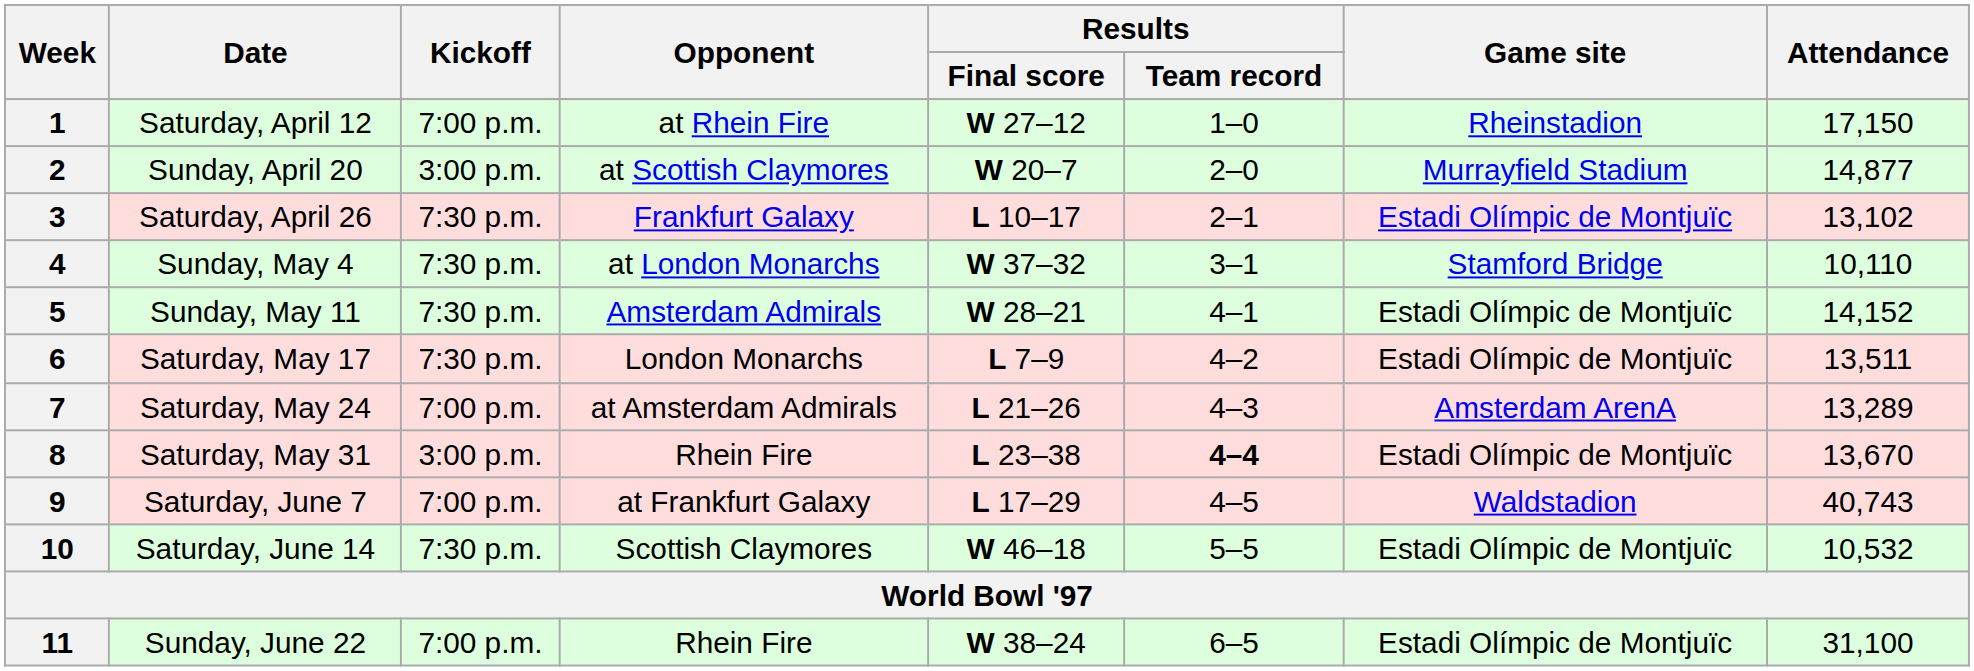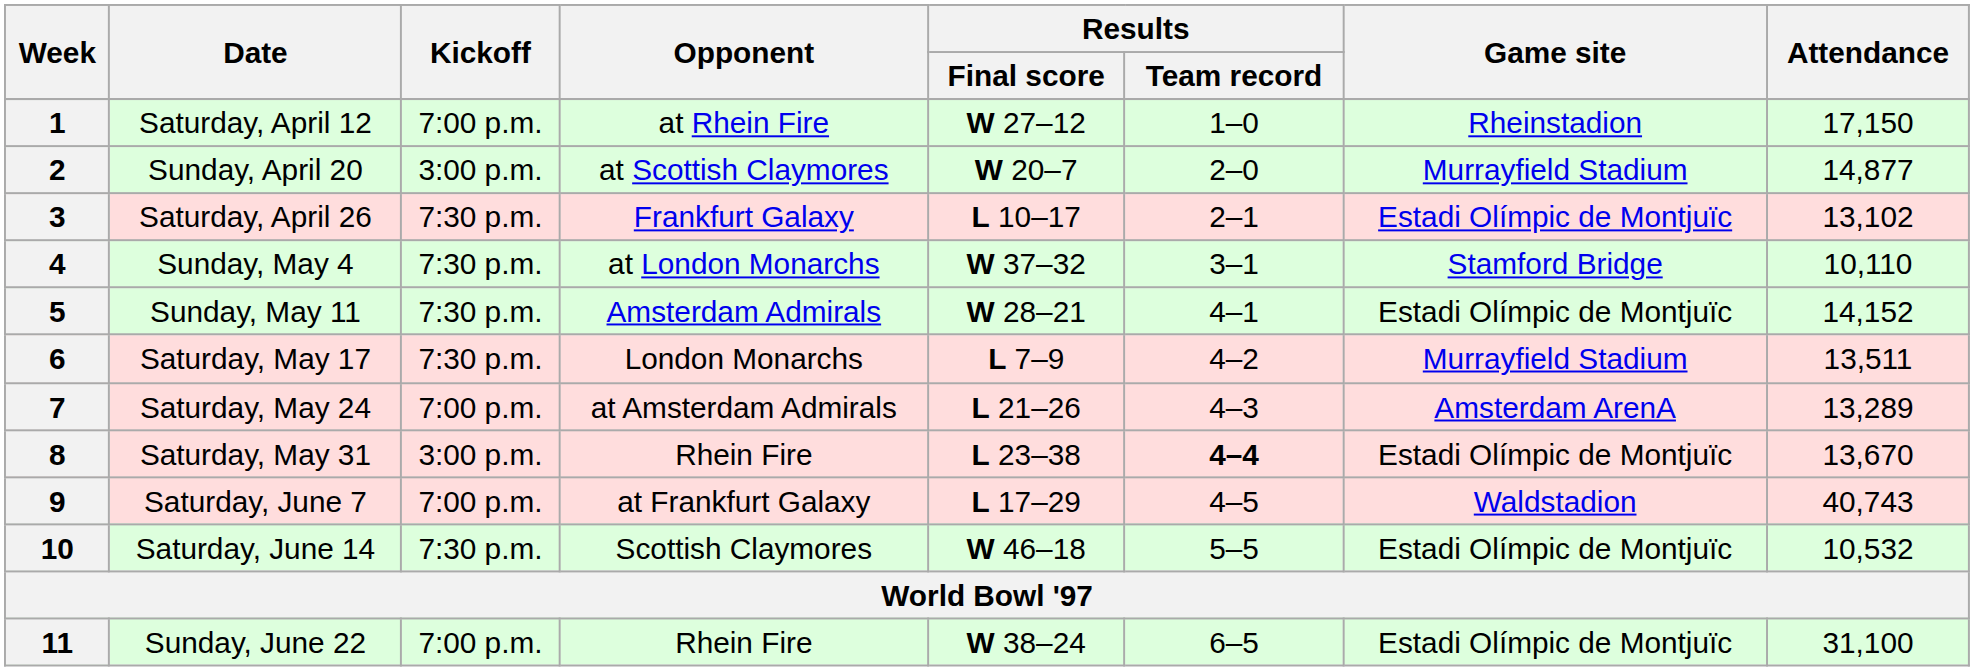(1555, 359) Estadi Olímpic de Montjuïc -> (1555, 359) Murrayfield Stadium
